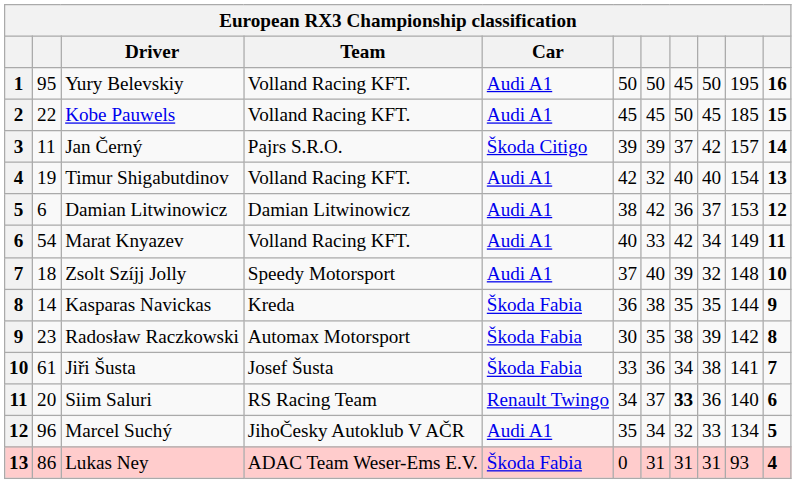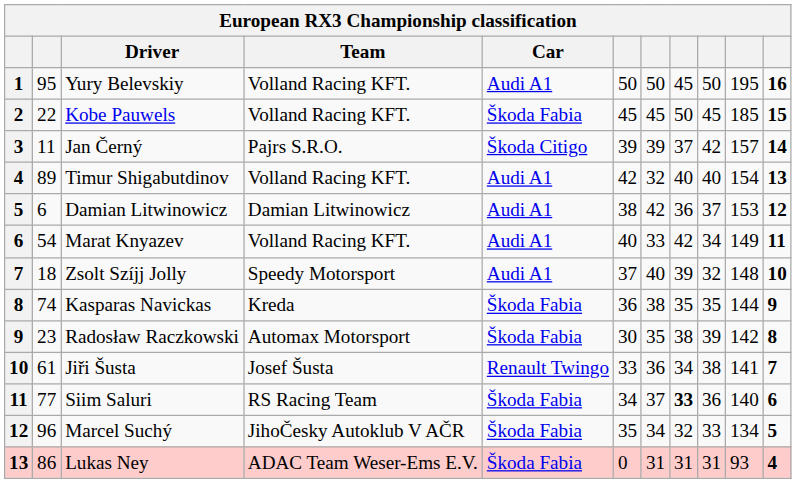(520, 115) Audi A1 -> (534, 115) Škoda Fabia
(47, 178) 19 -> (47, 178) 89
(47, 304) 14 -> (47, 304) 74
(534, 367) Škoda Fabia -> (548, 367) Renault Twingo
(47, 399) 20 -> (47, 399) 77
(548, 399) Renault Twingo -> (534, 399) Škoda Fabia
(520, 431) Audi A1 -> (534, 431) Škoda Fabia
